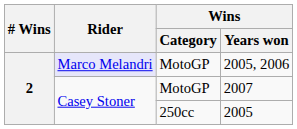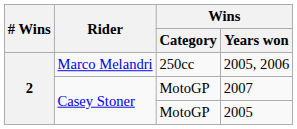(105, 64) lavender background -> (105, 64) no background
(185, 64) MotoGP -> (177, 64) 250cc
(177, 112) 250cc -> (185, 112) MotoGP
